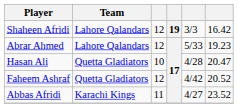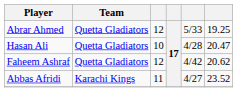- row: (38, 29)
(112, 45) Lahore Qalandars -> (112, 29) Quetta Gladiators
(219, 45) 19.23 -> (219, 29) 19.25
(219, 78) 20.52 -> (219, 62) 20.62
